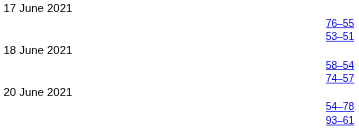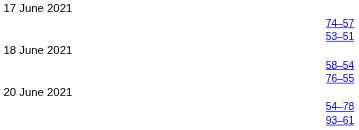rows swapped: (143, 79) <-> (143, 23)
